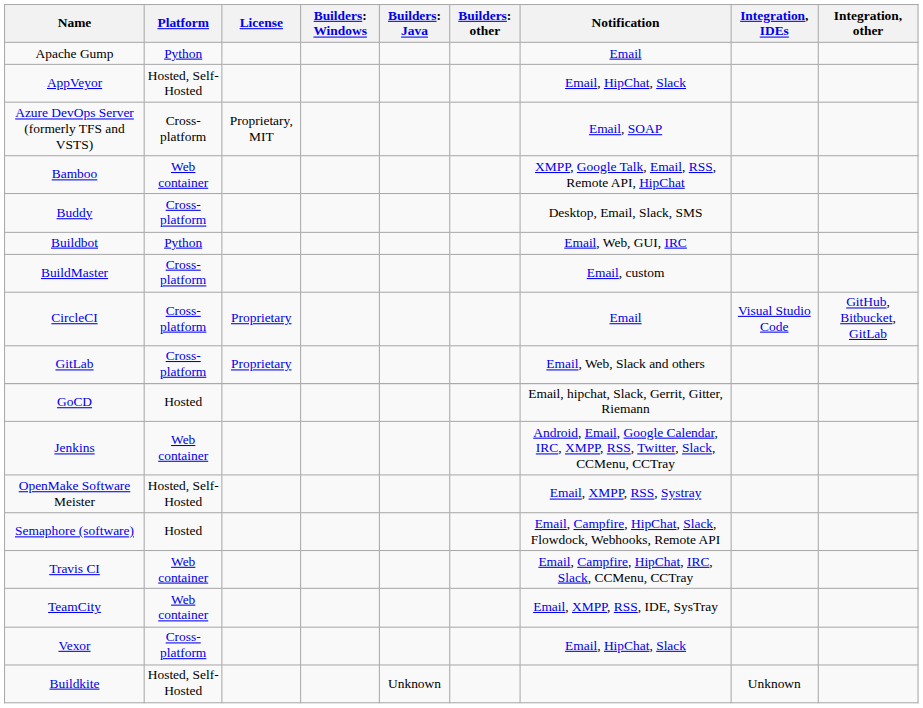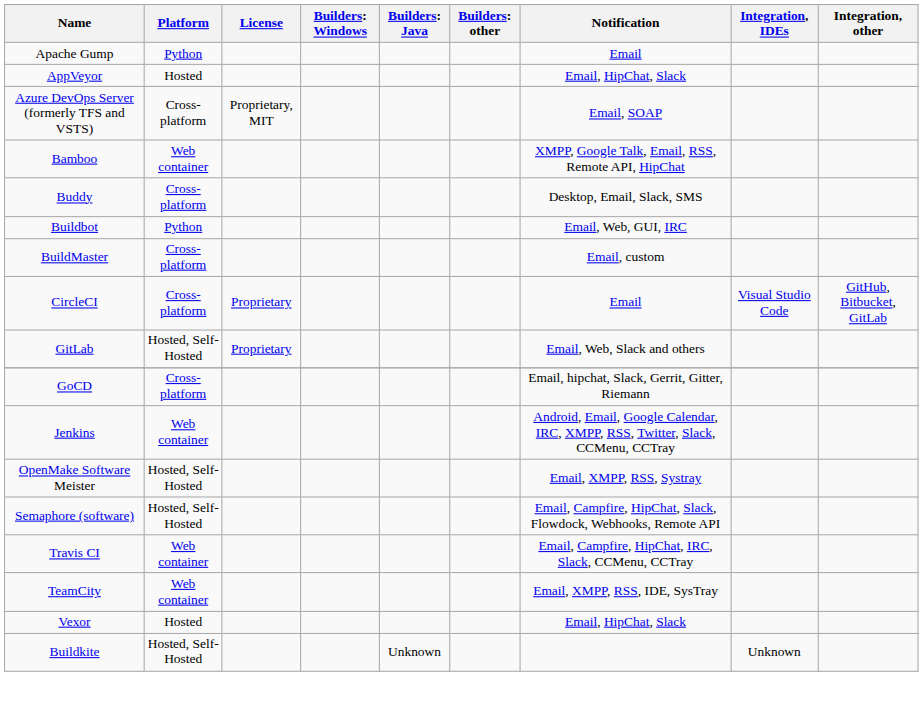(183, 83) Hosted, Self-Hosted -> (183, 75) Hosted
(183, 364) Cross-platform -> (183, 348) Hosted, Self-Hosted
(183, 402) Hosted -> (183, 386) Cross-platform
(183, 531) Hosted -> (183, 515) Hosted, Self-Hosted
(183, 645) Cross-platform -> (183, 621) Hosted
